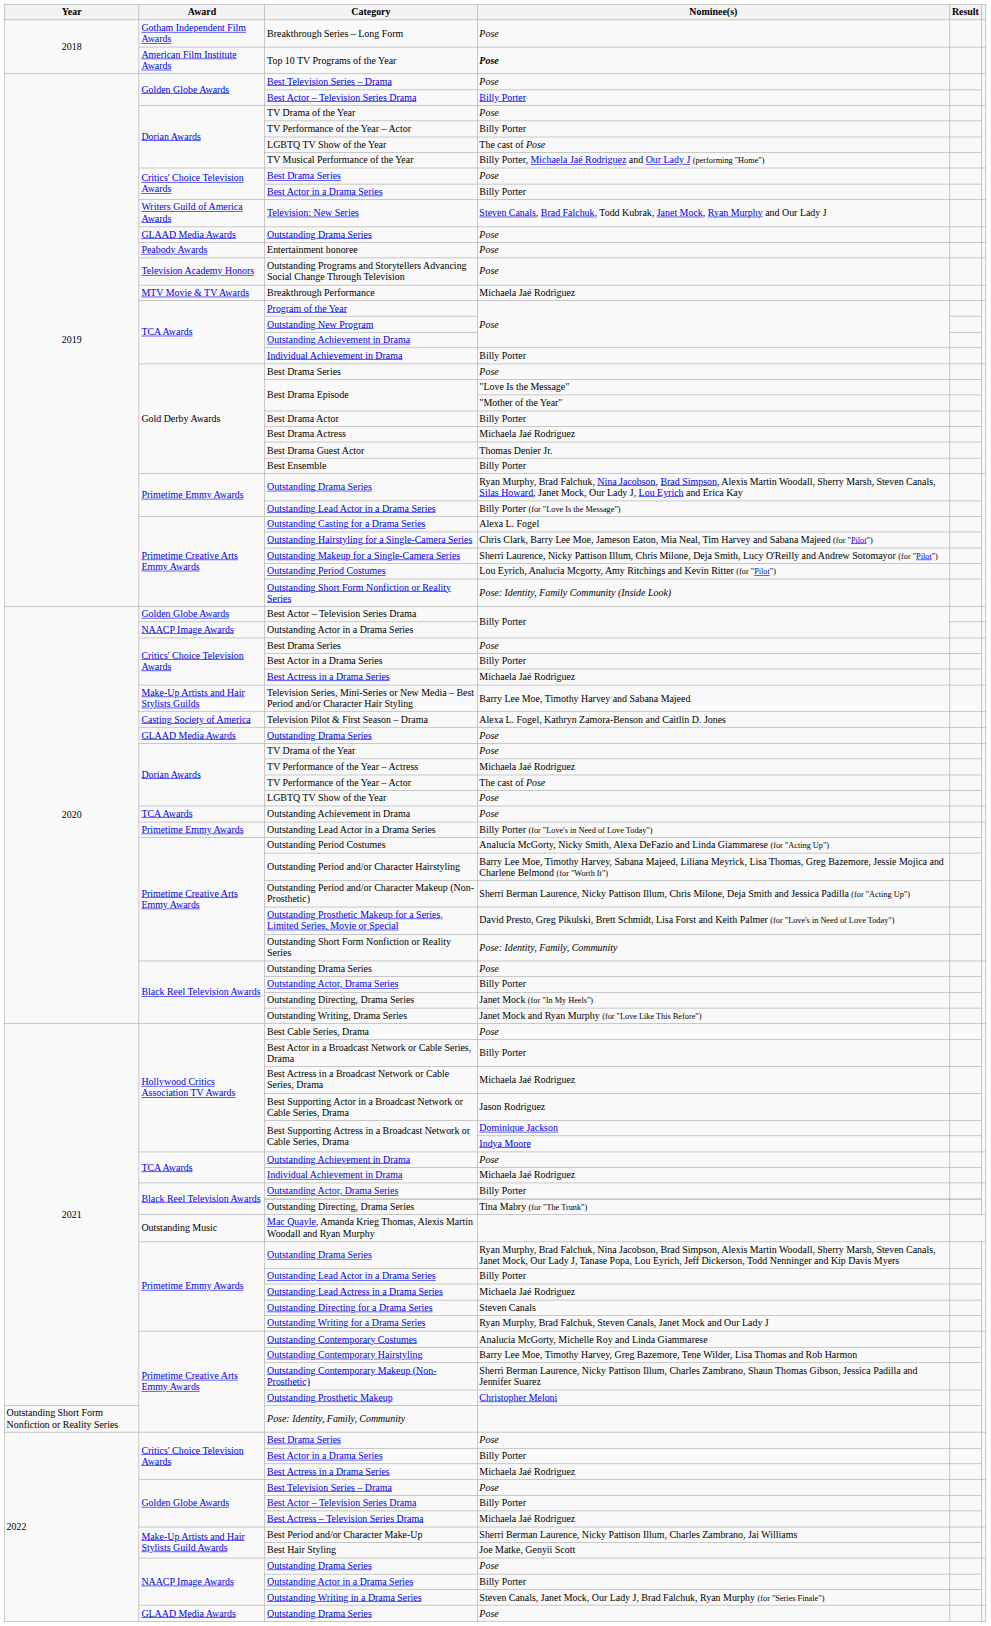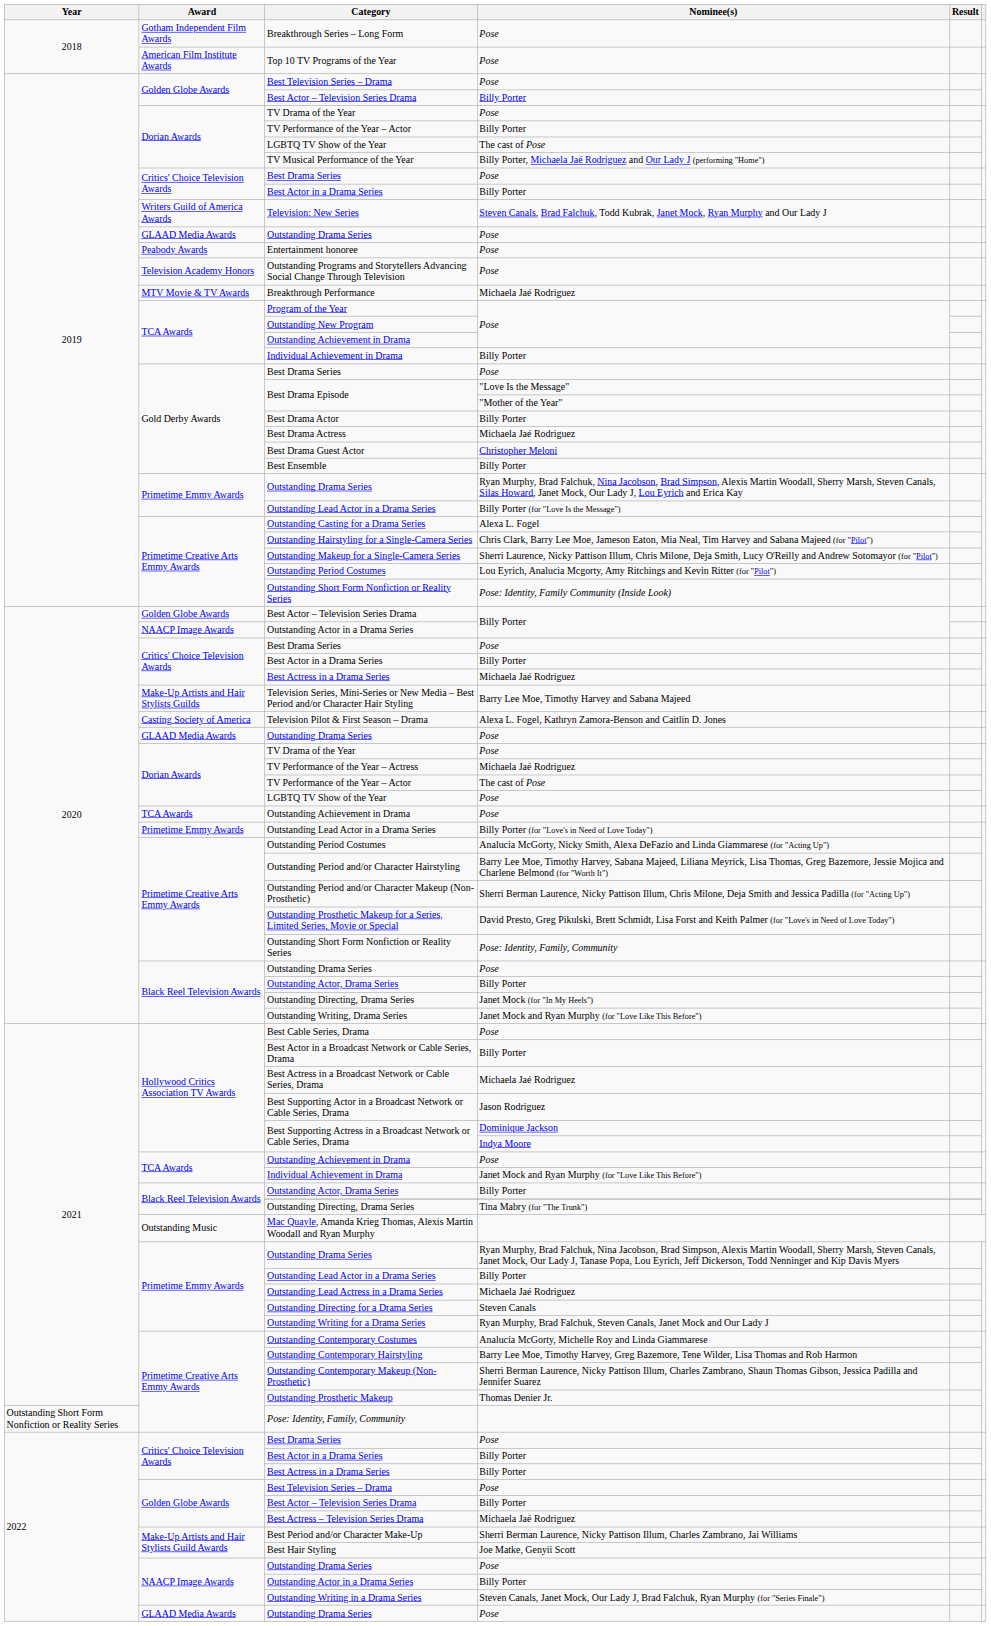(489, 60) bold -> (489, 60) normal
(516, 450) Thomas Denier Jr. -> (518, 450) Christopher Meloni
(527, 1175) Michaela Jaé Rodriguez -> (590, 1175) Janet Mock and Ryan Murphy (for "Love Like This Before")
(518, 1397) Christopher Meloni -> (516, 1397) Thomas Denier Jr.
(527, 1471) Michaela Jaé Rodriguez -> (503, 1471) Billy Porter
